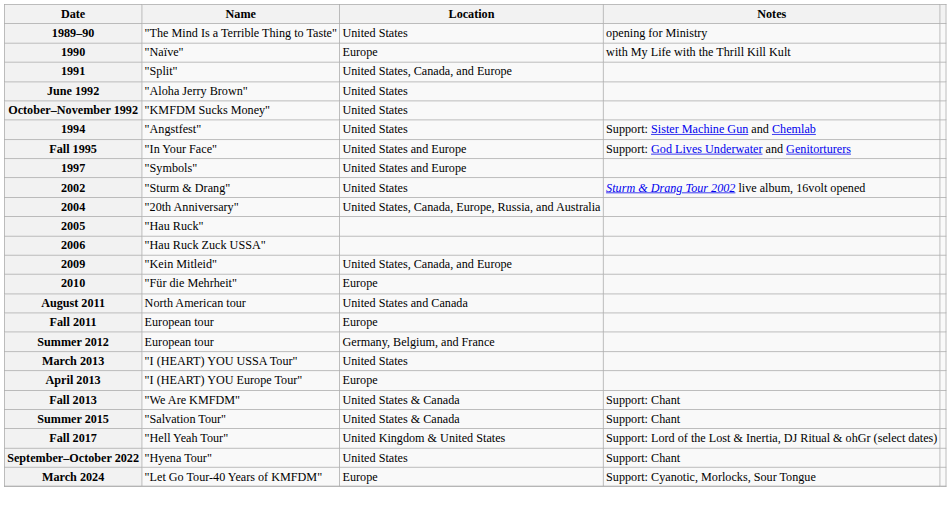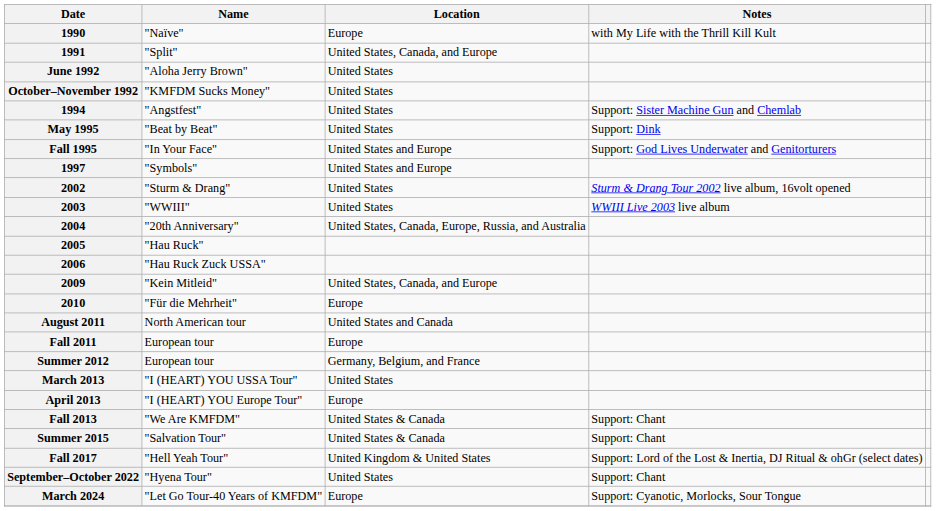- row: (73, 33)
+ row: (73, 129)
+ row: (73, 206)
